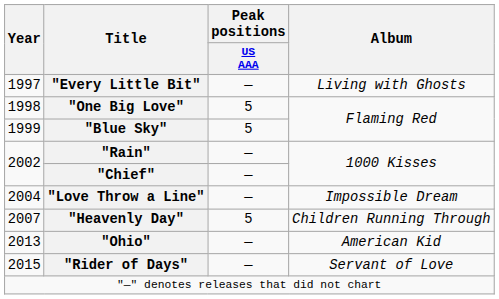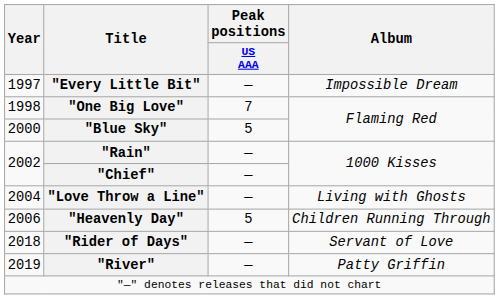(391, 85) Living with Ghosts -> (391, 85) Impossible Dream
(248, 108) 5 -> (248, 108) 7
(24, 130) 1999 -> (24, 130) 2000
(391, 197) Impossible Dream -> (391, 197) Living with Ghosts
(24, 220) 2007 -> (24, 220) 2006
- row: (126, 242)
(24, 265) 2015 -> (24, 242) 2018
+ row: (126, 265)
